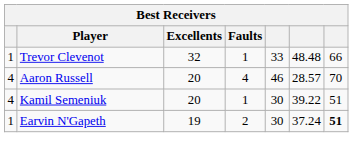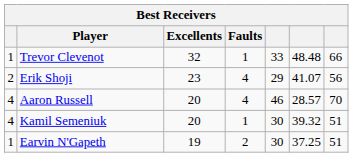+ row: (46, 78)
(306, 100) 39.22 -> (306, 121) 39.32
(306, 121) 37.24 -> (306, 142) 37.25
(336, 121) bold -> (336, 142) normal
